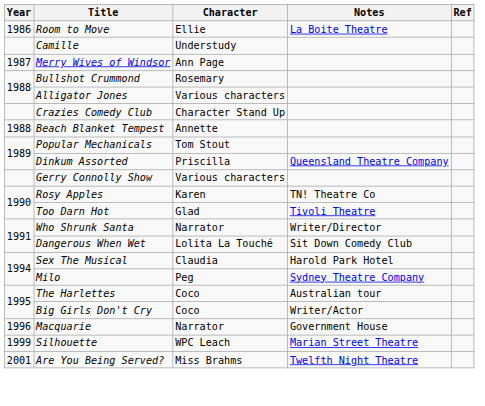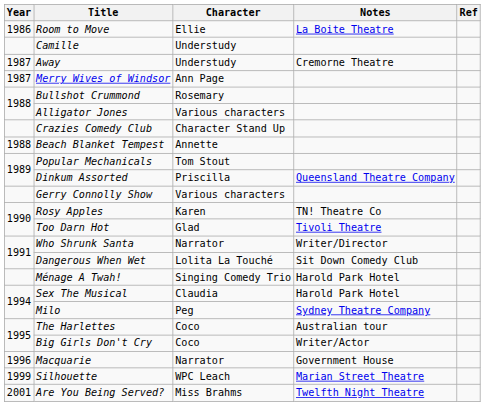+ row: (48, 62)
+ row: (79, 277)
